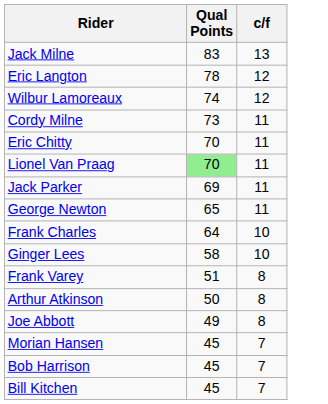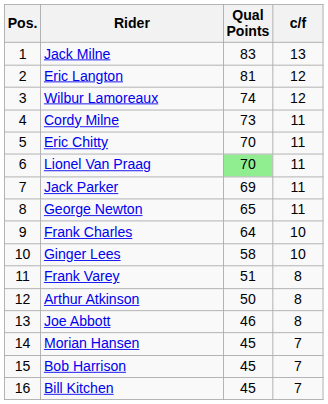+ column: (23, 23)
(212, 76) 78 -> (248, 76) 81
(212, 321) 49 -> (248, 321) 46
